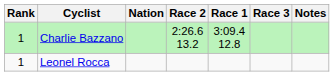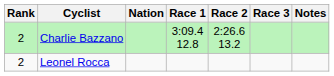columns swapped: (229, 13) <-> (187, 13)
(21, 37) 1 -> (21, 37) 2
(21, 62) 1 -> (21, 62) 2
